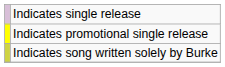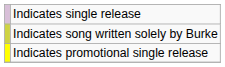rows swapped: (111, 34) <-> (115, 53)
